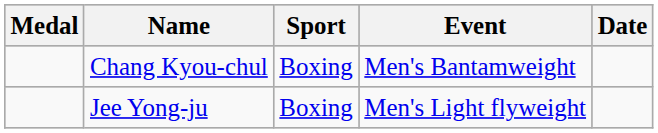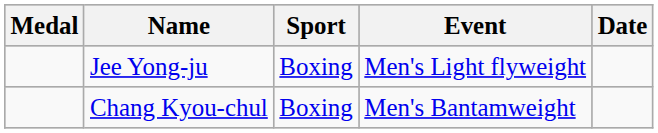rows swapped: (149, 107) <-> (179, 66)
